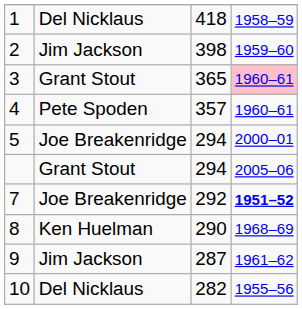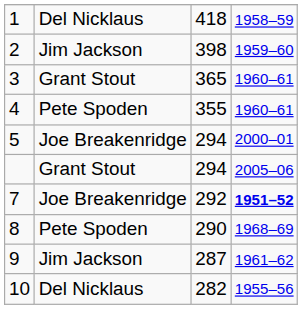(264, 79) pink background -> (264, 79) no background
(211, 109) 357 -> (211, 109) 355
(96, 229) Ken Huelman -> (93, 229) Pete Spoden
